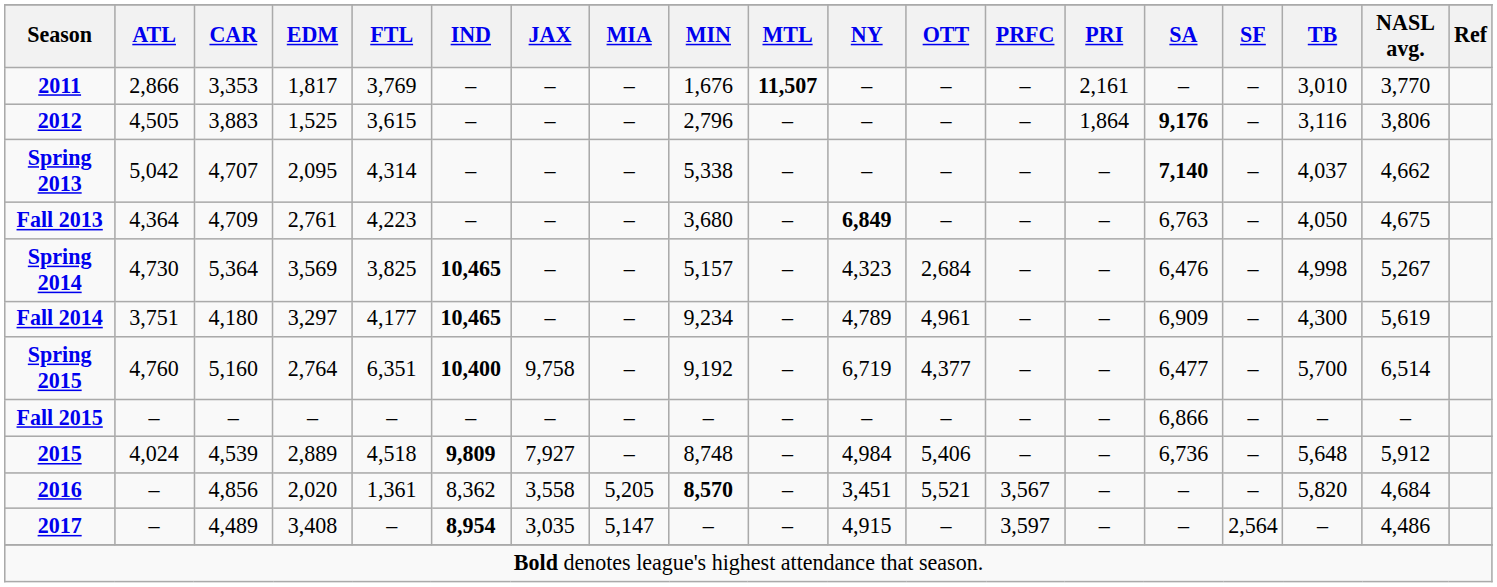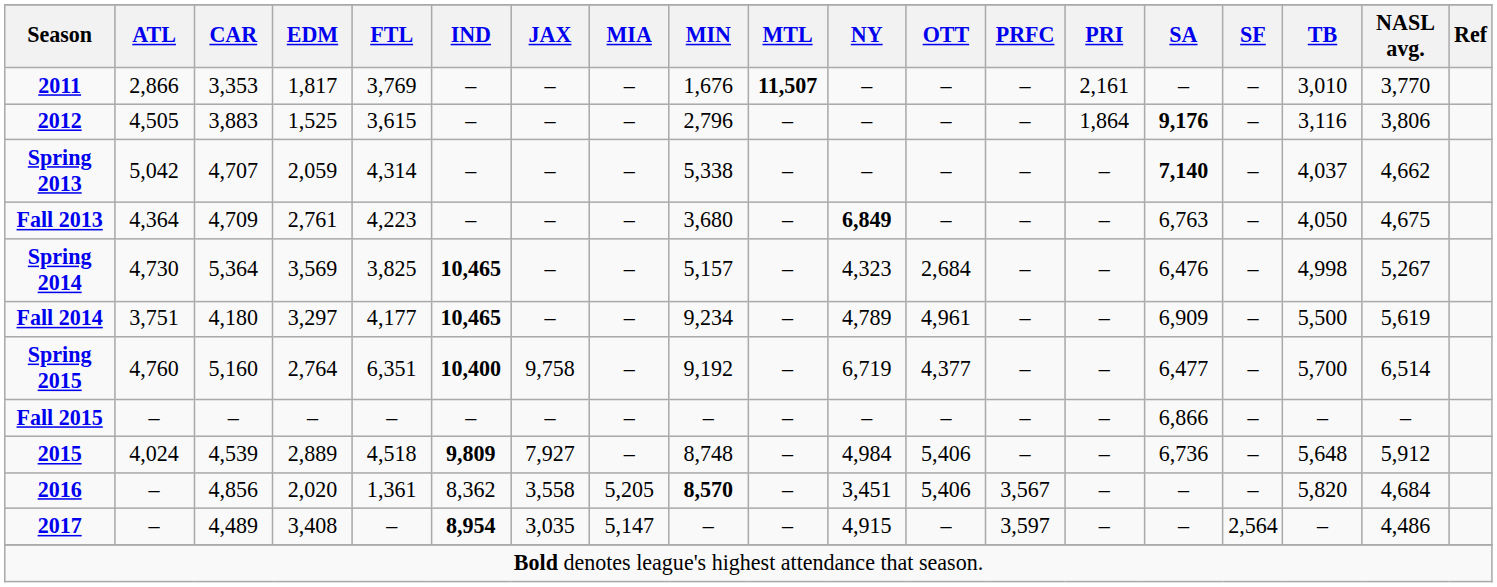(312, 171) 2,095 -> (312, 171) 2,059
(1322, 319) 4,300 -> (1322, 319) 5,500
(946, 490) 5,521 -> (946, 490) 5,406
